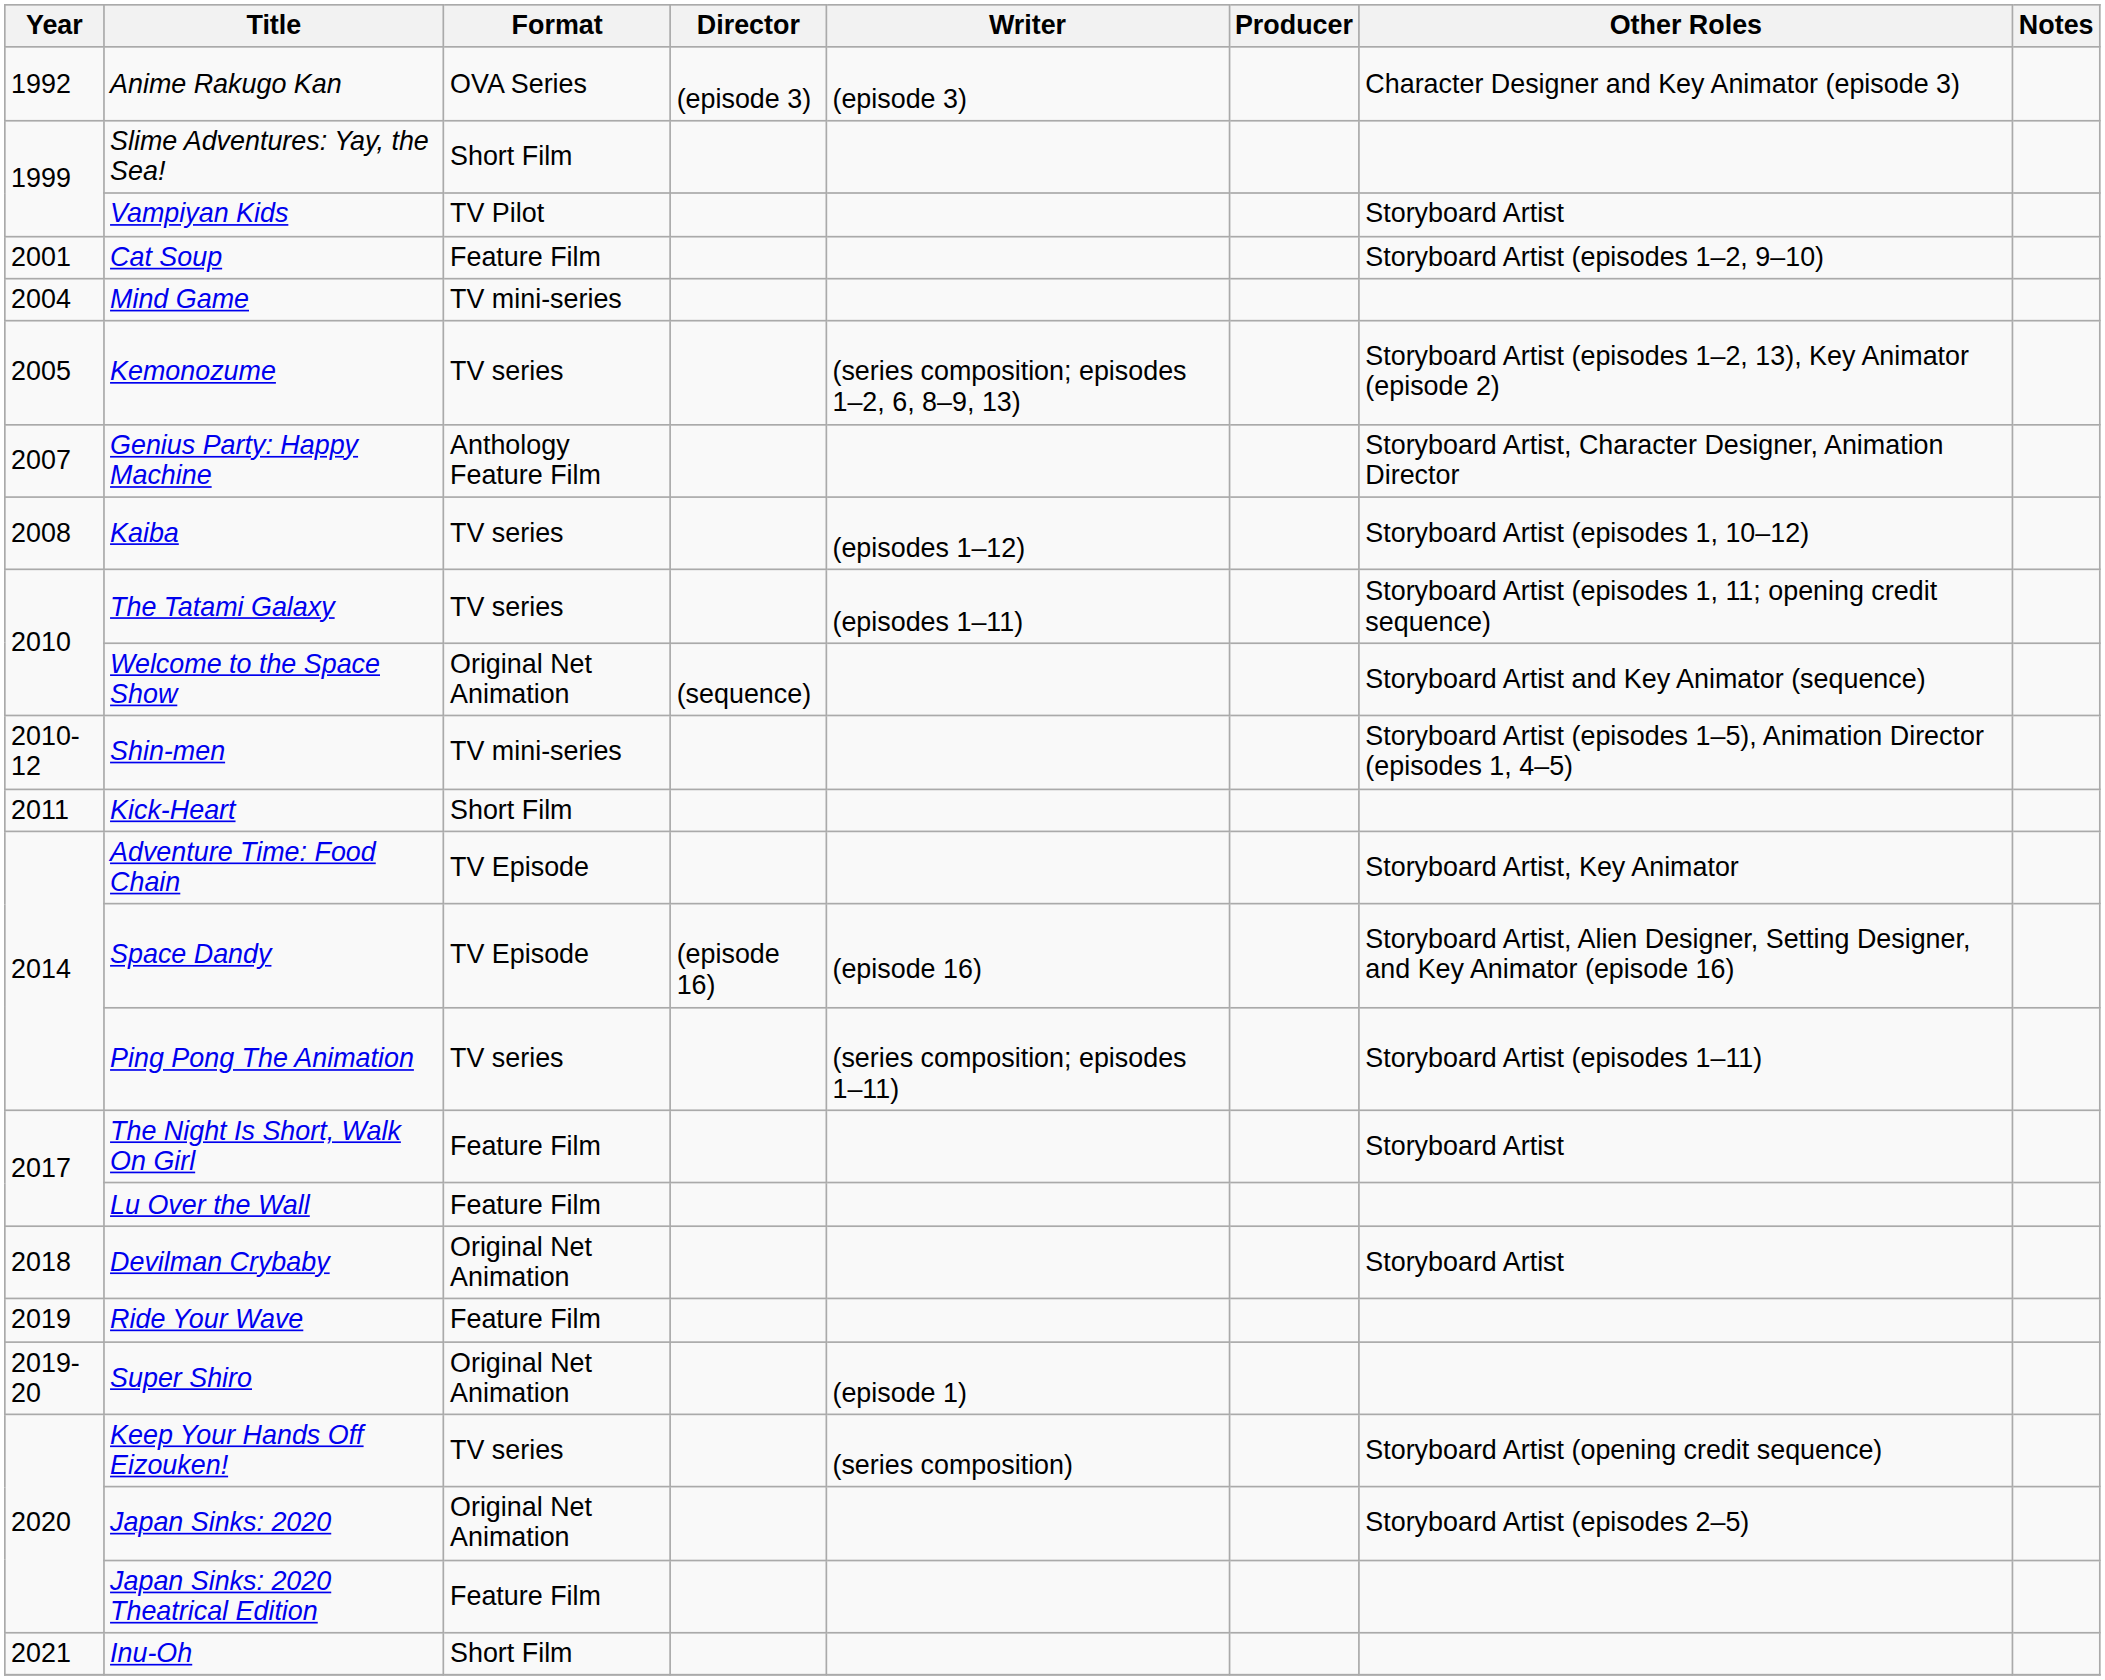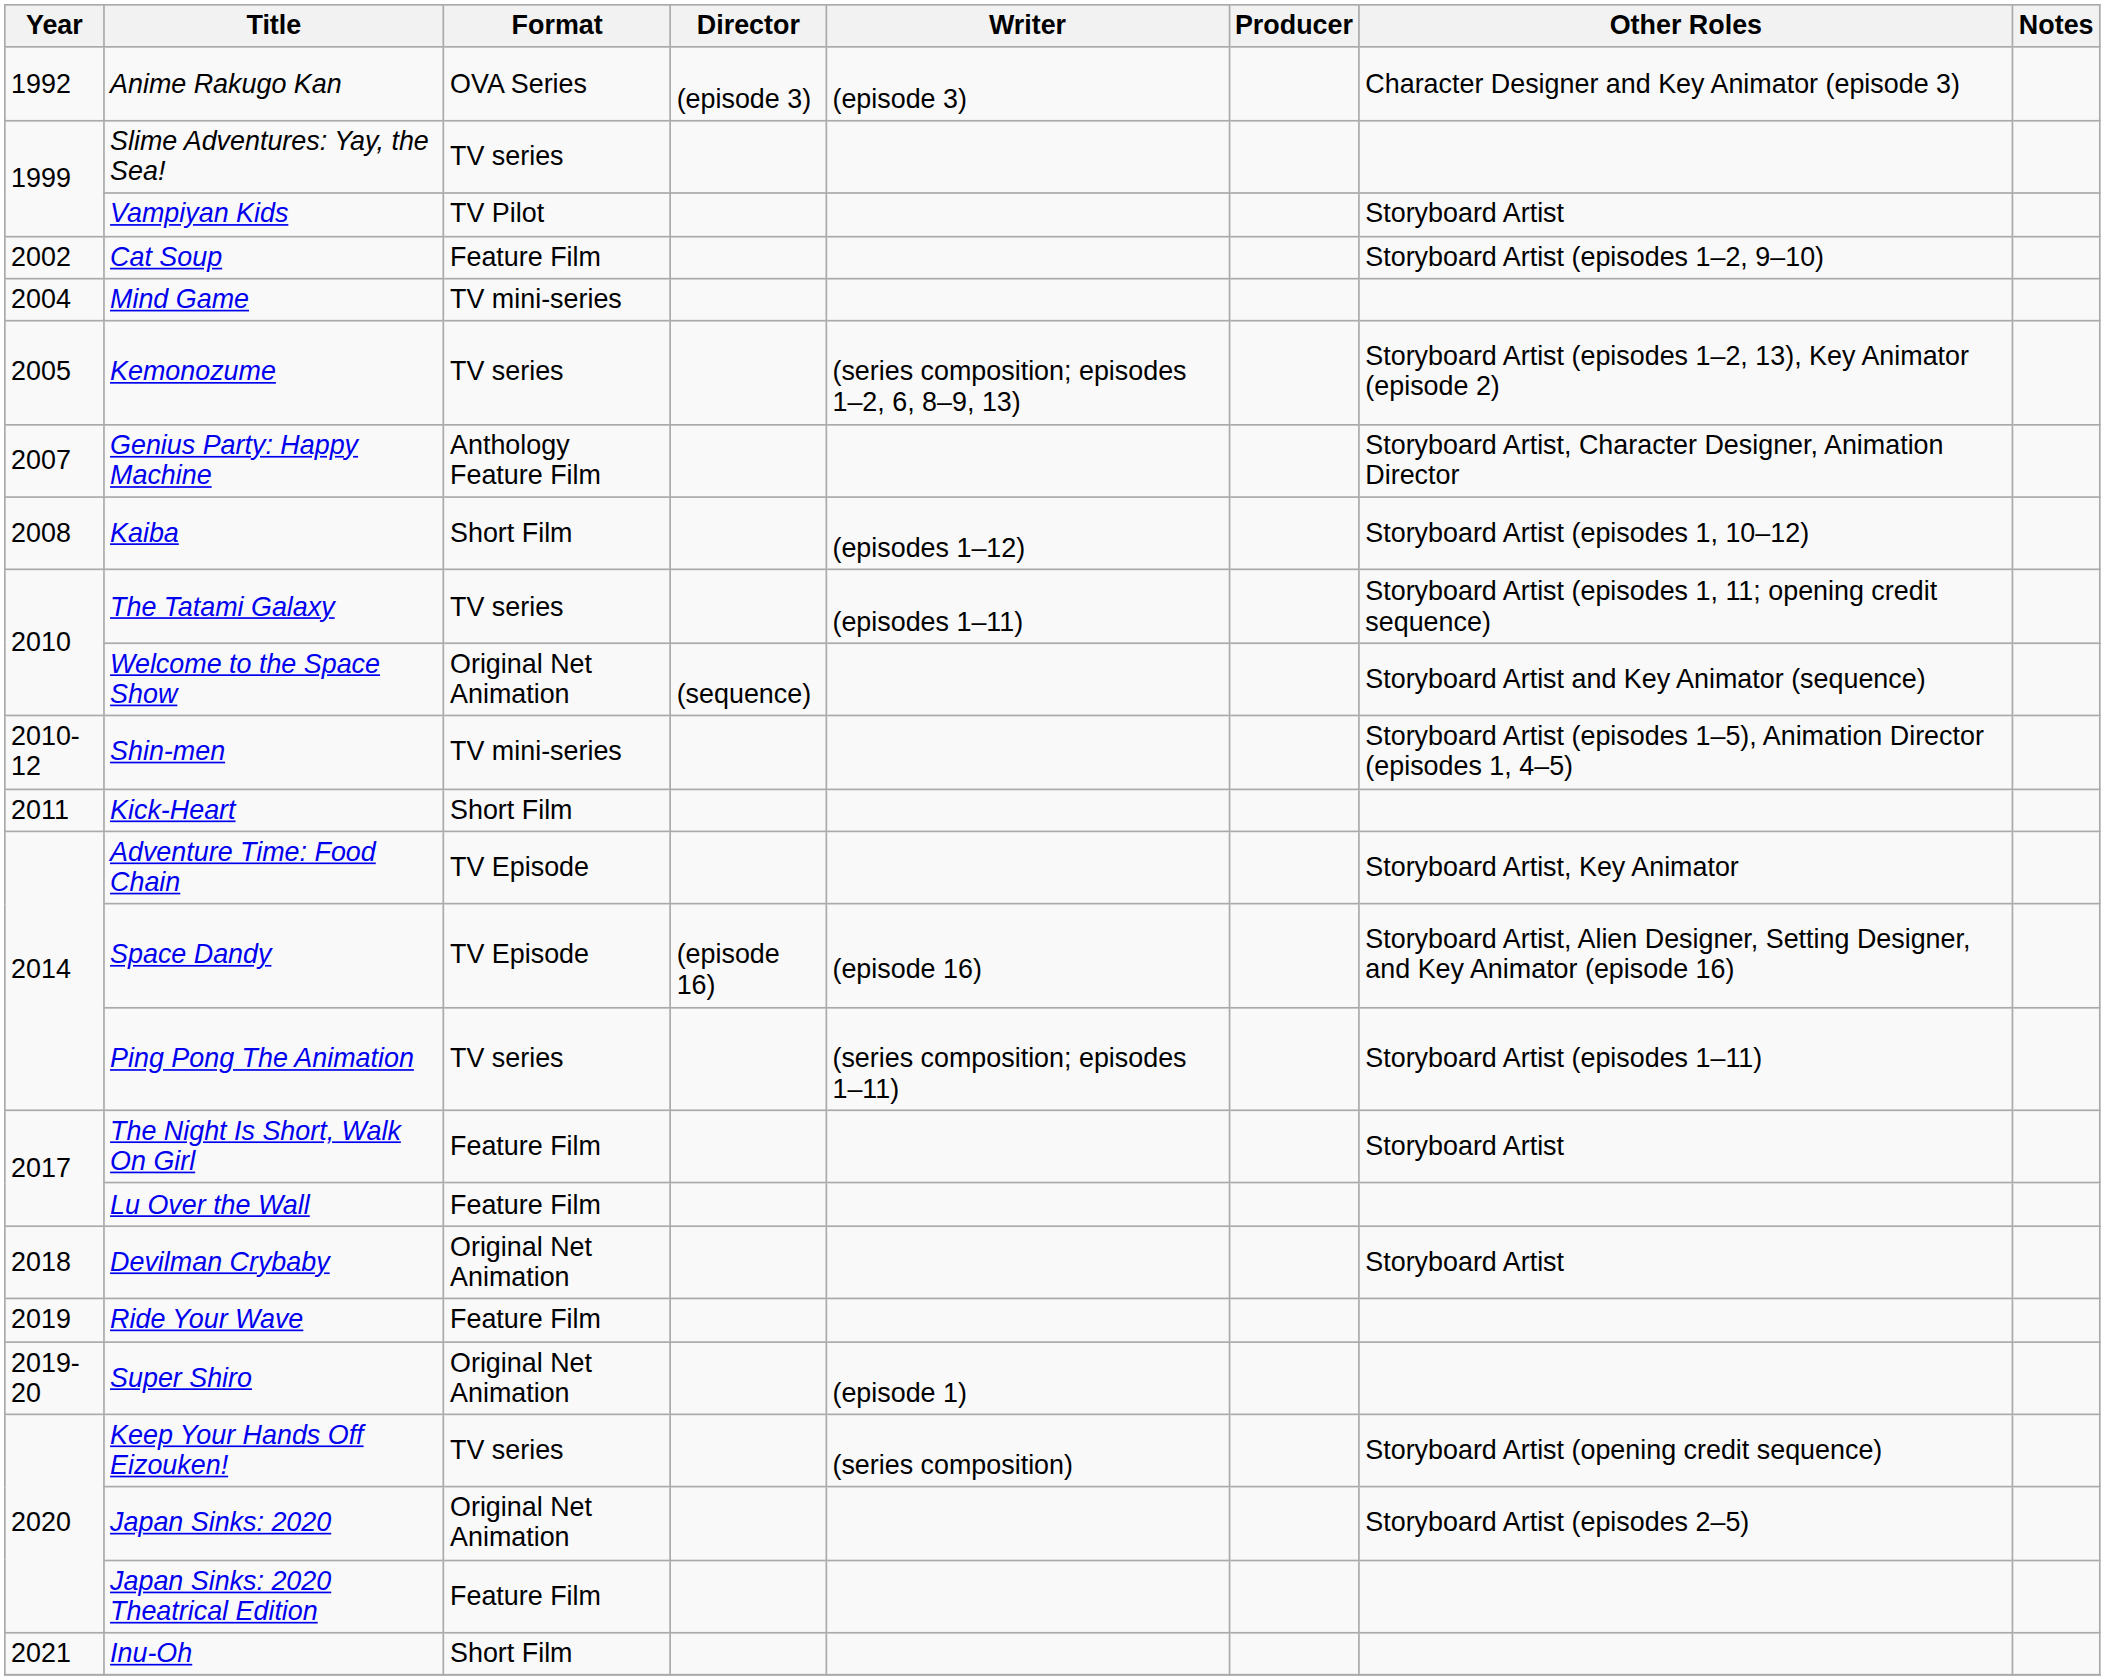(511, 156) Short Film -> (507, 156) TV series
(41, 256) 2001 -> (41, 256) 2002
(507, 533) TV series -> (511, 533) Short Film
